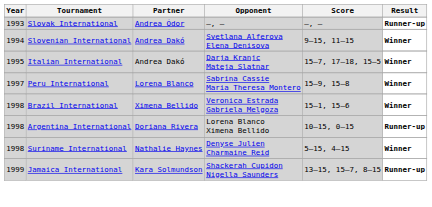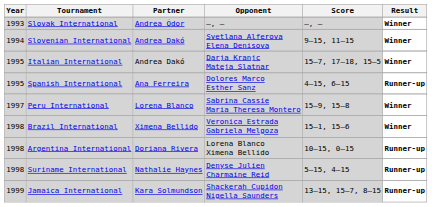(405, 23) Runner-up -> (398, 23) Winner
+ row: (75, 83)
(398, 148) Winner -> (405, 169) Runner-up
